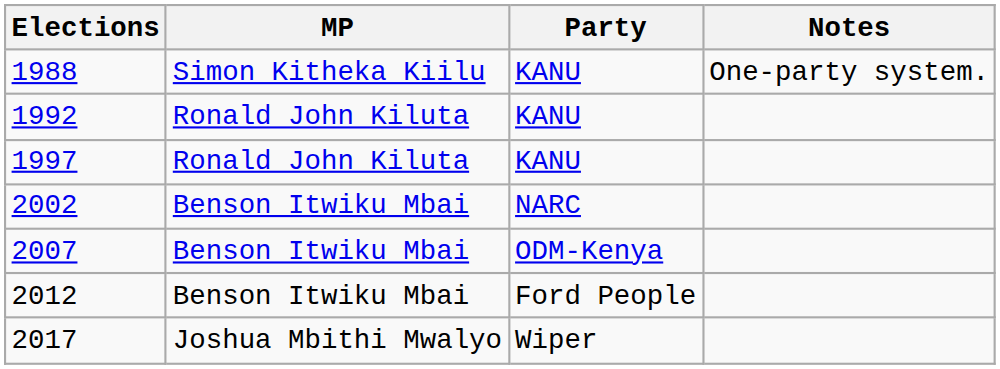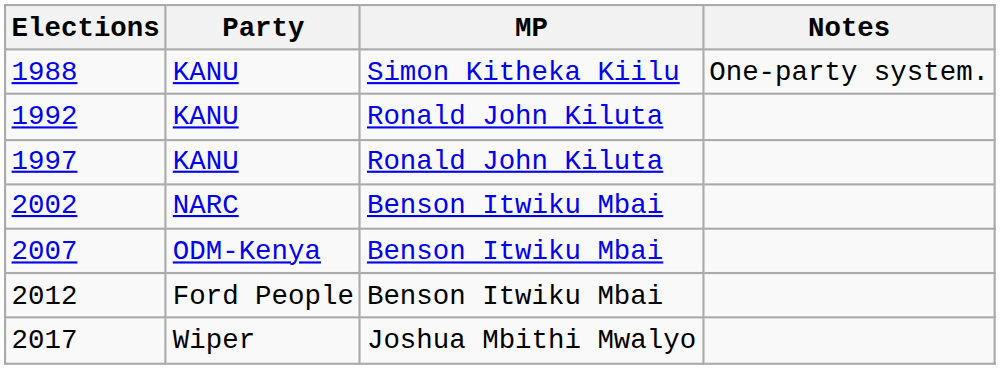columns swapped: (337, 27) <-> (606, 27)
